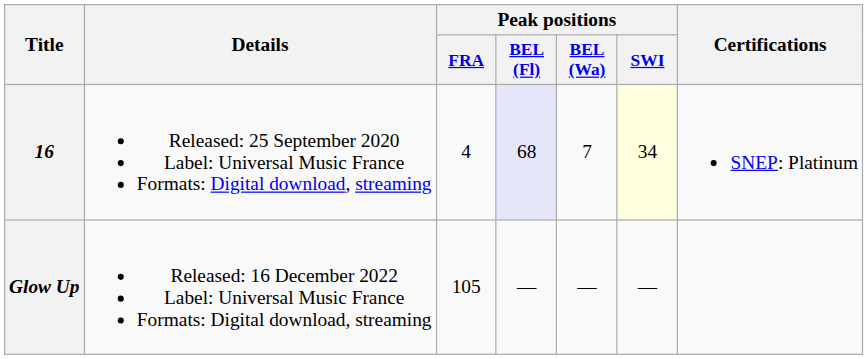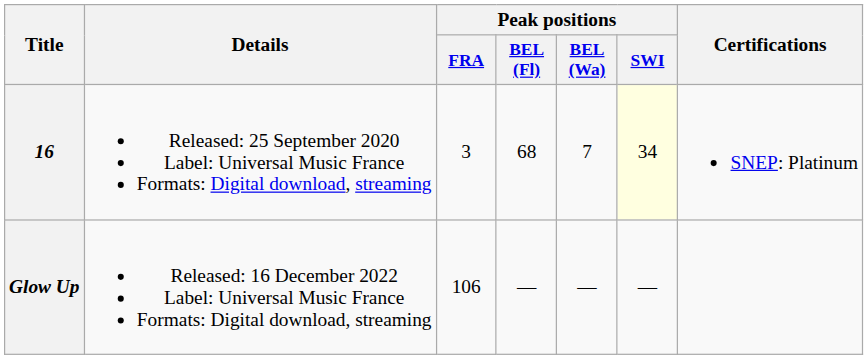(466, 151) 4 -> (466, 151) 3
(527, 151) lavender background -> (527, 151) no background
(466, 286) 105 -> (466, 286) 106
